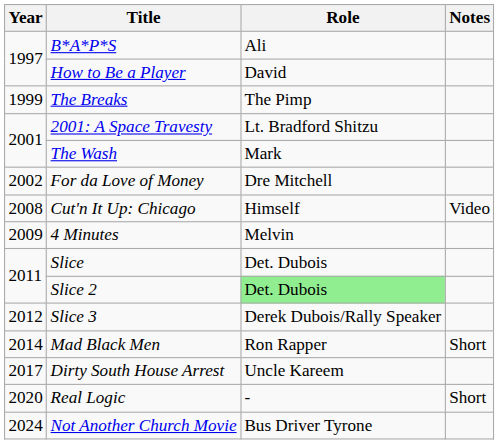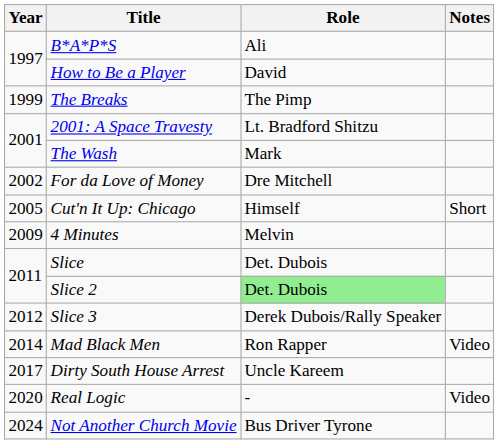(26, 208) 2008 -> (26, 208) 2005
(470, 208) Video -> (468, 208) Short
(468, 343) Short -> (470, 343) Video
(468, 398) Short -> (470, 398) Video
